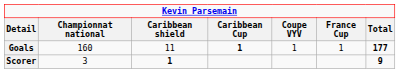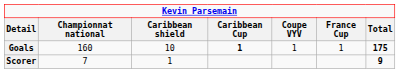(170, 48) 11 -> (170, 48) 10
(380, 48) 177 -> (380, 48) 175
(85, 61) 3 -> (85, 61) 7
(170, 61) bold -> (170, 61) normal
